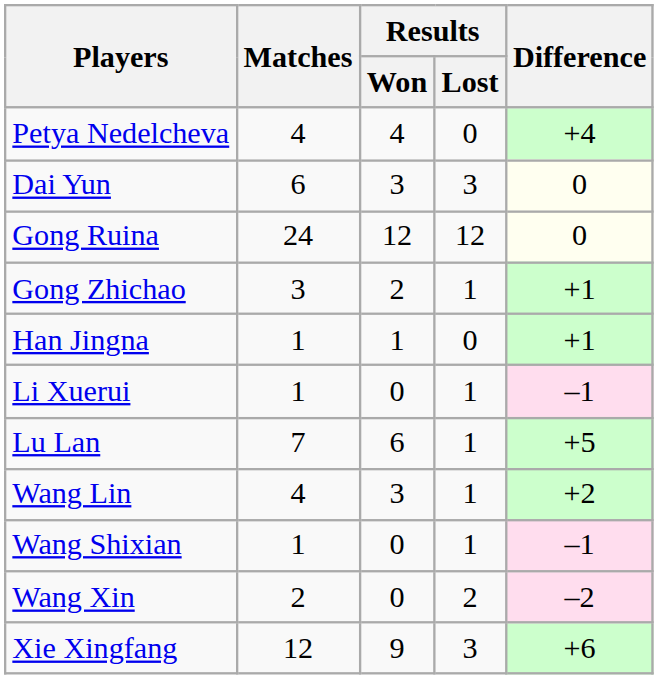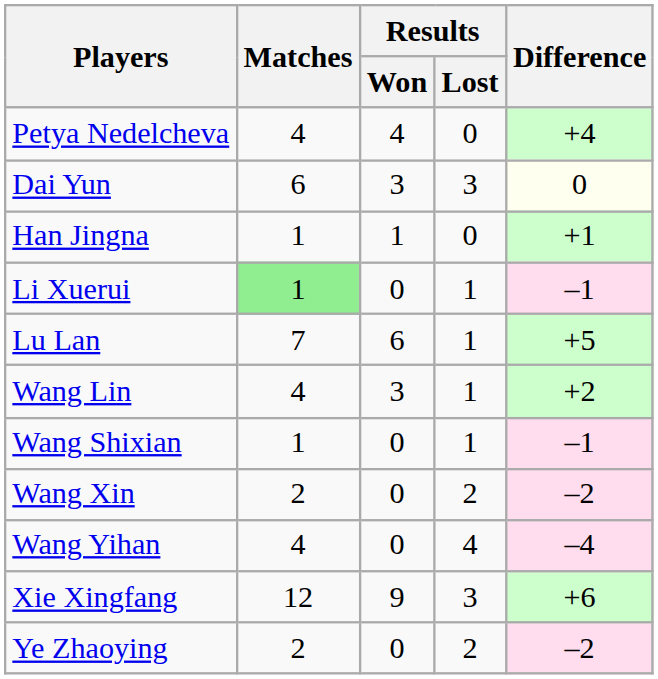- row: (86, 236)
- row: (99, 287)
(298, 390) no background -> (298, 287) lightgreen background
+ row: (86, 544)
+ row: (90, 647)
